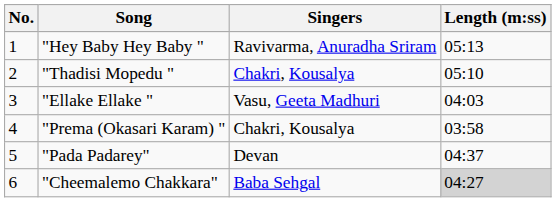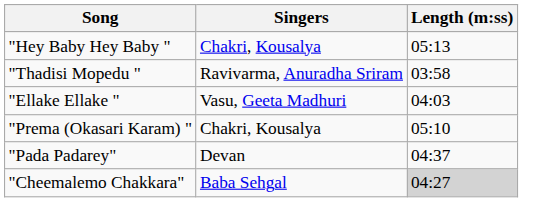- column: (21, 18)
(335, 45) Ravivarma, Anuradha Sriram -> (260, 45) Chakri, Kousalya
(294, 73) Chakri, Kousalya -> (301, 73) Ravivarma, Anuradha Sriram
(464, 73) 05:10 -> (431, 73) 03:58
(464, 127) 03:58 -> (431, 127) 05:10
